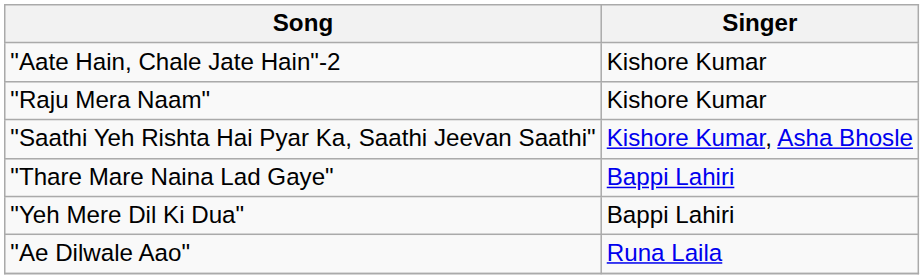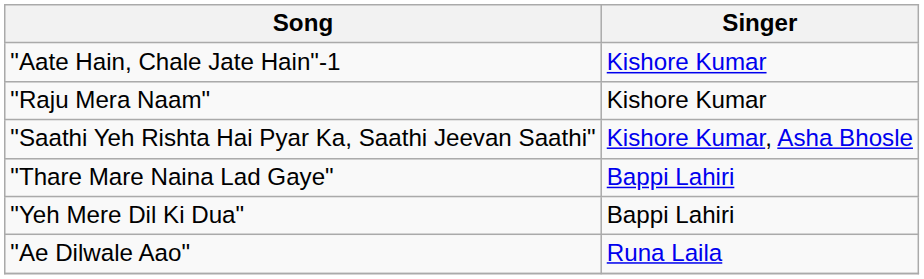+ row: (175, 61)
- row: (175, 61)
